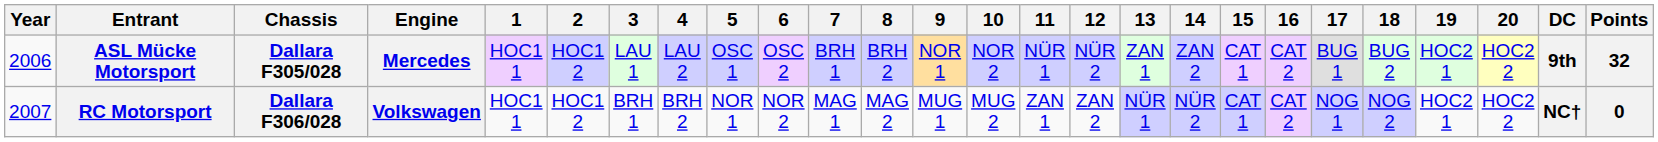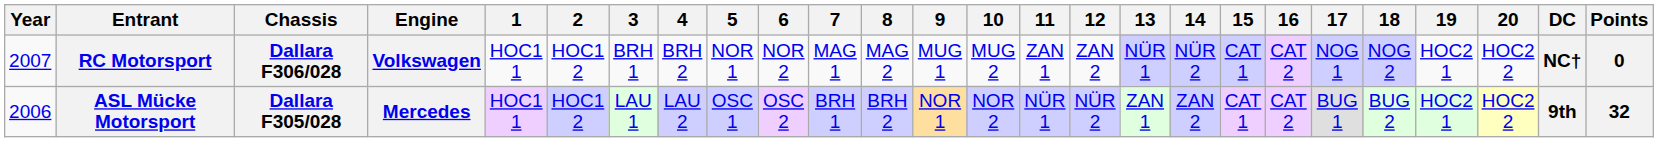rows swapped: (145, 61) <-> (145, 112)
